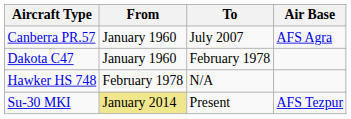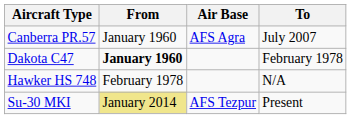columns swapped: (230, 15) <-> (310, 15)
(139, 59) normal -> (143, 59) bold
